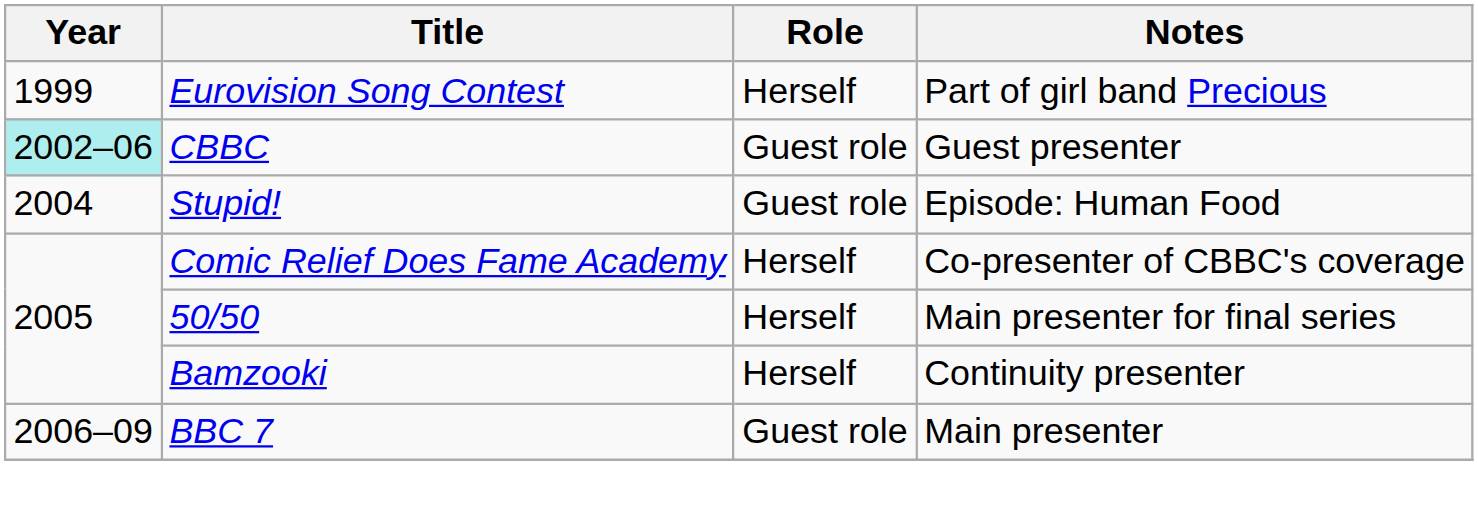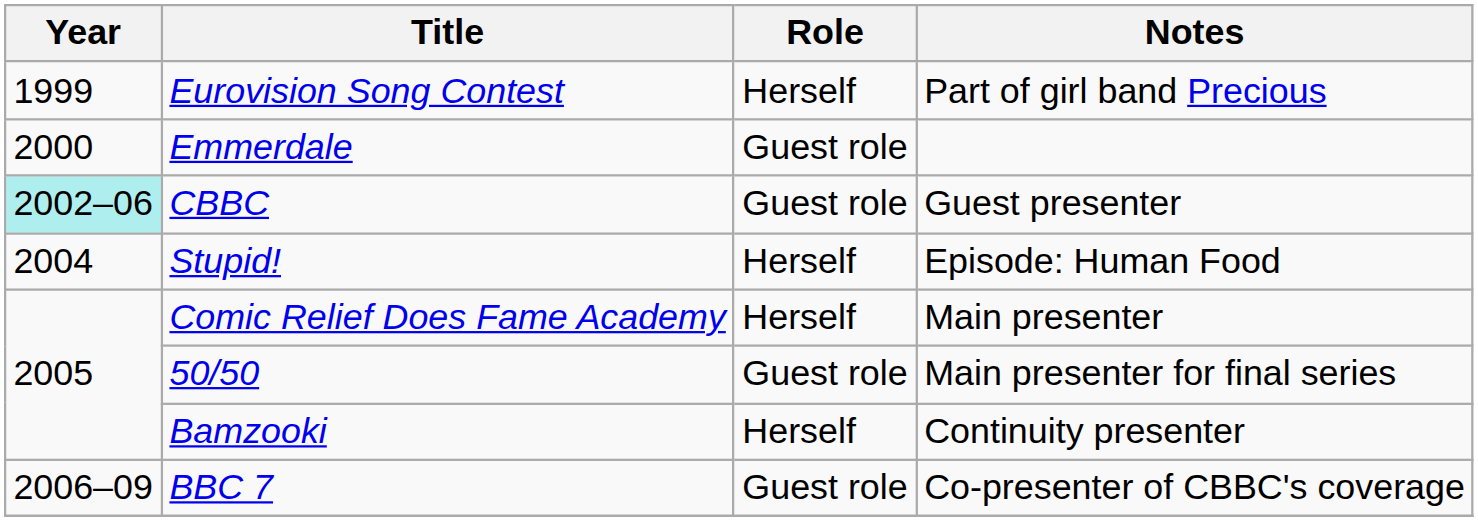+ row: (261, 146)
(825, 203) Guest role -> (799, 260) Herself
(1195, 260) Co-presenter of CBBC's coverage -> (1044, 317) Main presenter
(799, 317) Herself -> (825, 373) Guest role
(1044, 430) Main presenter -> (1195, 487) Co-presenter of CBBC's coverage
